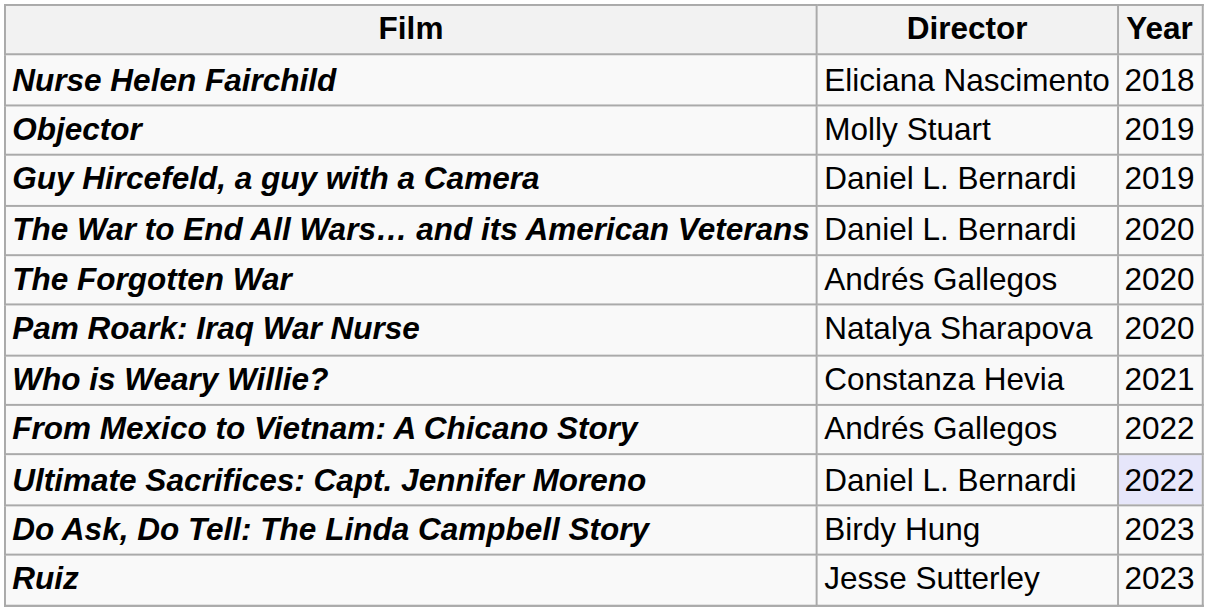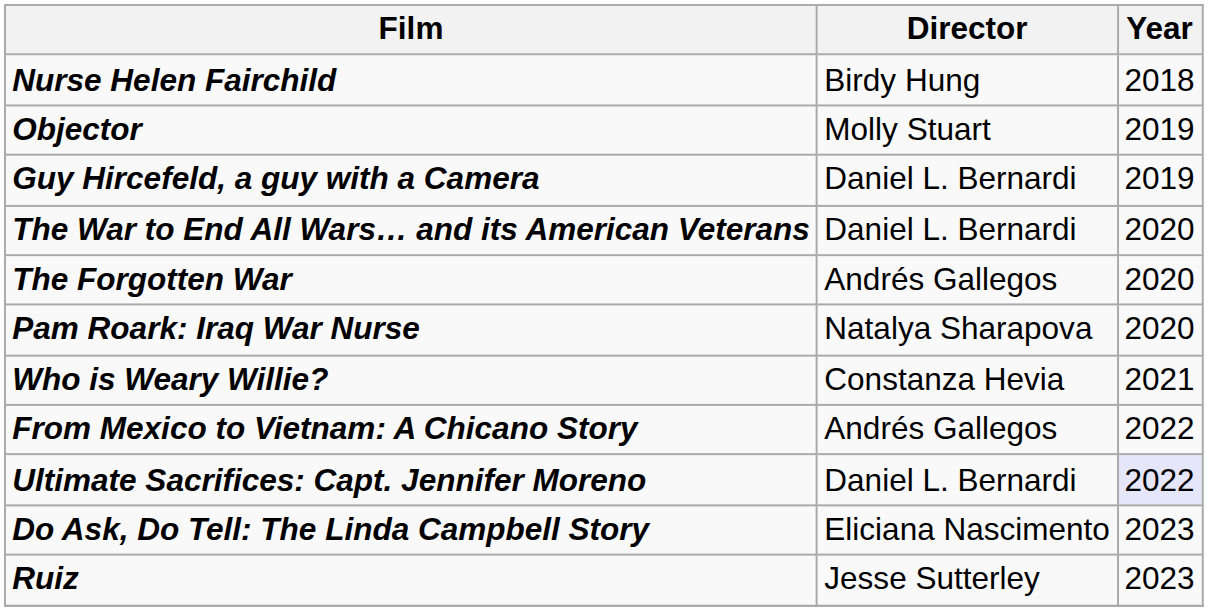(967, 79) Eliciana Nascimento -> (902, 79) Birdy Hung
(902, 529) Birdy Hung -> (967, 529) Eliciana Nascimento
